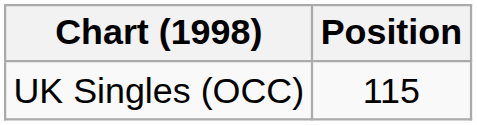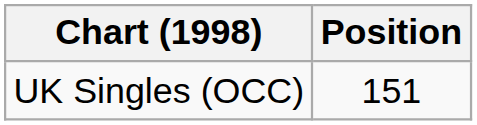(391, 89) 115 -> (391, 89) 151
